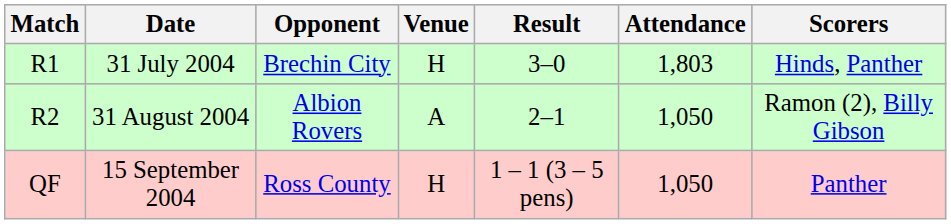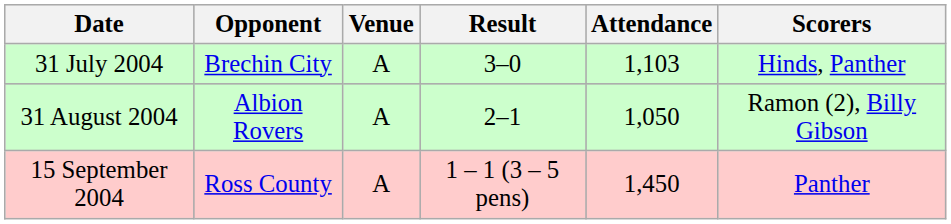- column: (45, 24)
(436, 63) H -> (381, 63) A
(685, 63) 1,803 -> (652, 63) 1,103
(436, 184) H -> (381, 184) A
(685, 184) 1,050 -> (652, 184) 1,450
